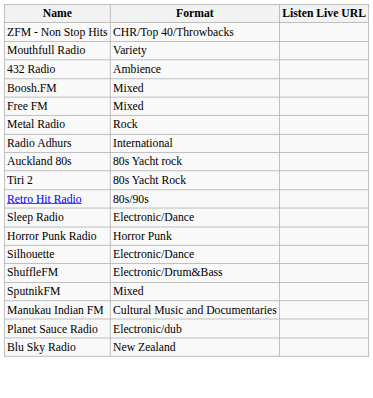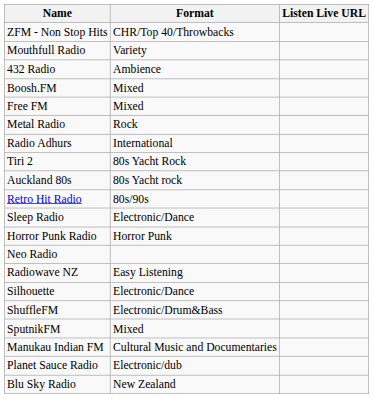rows swapped: (39, 161) <-> (20, 180)
+ row: (32, 254)
+ row: (43, 273)
